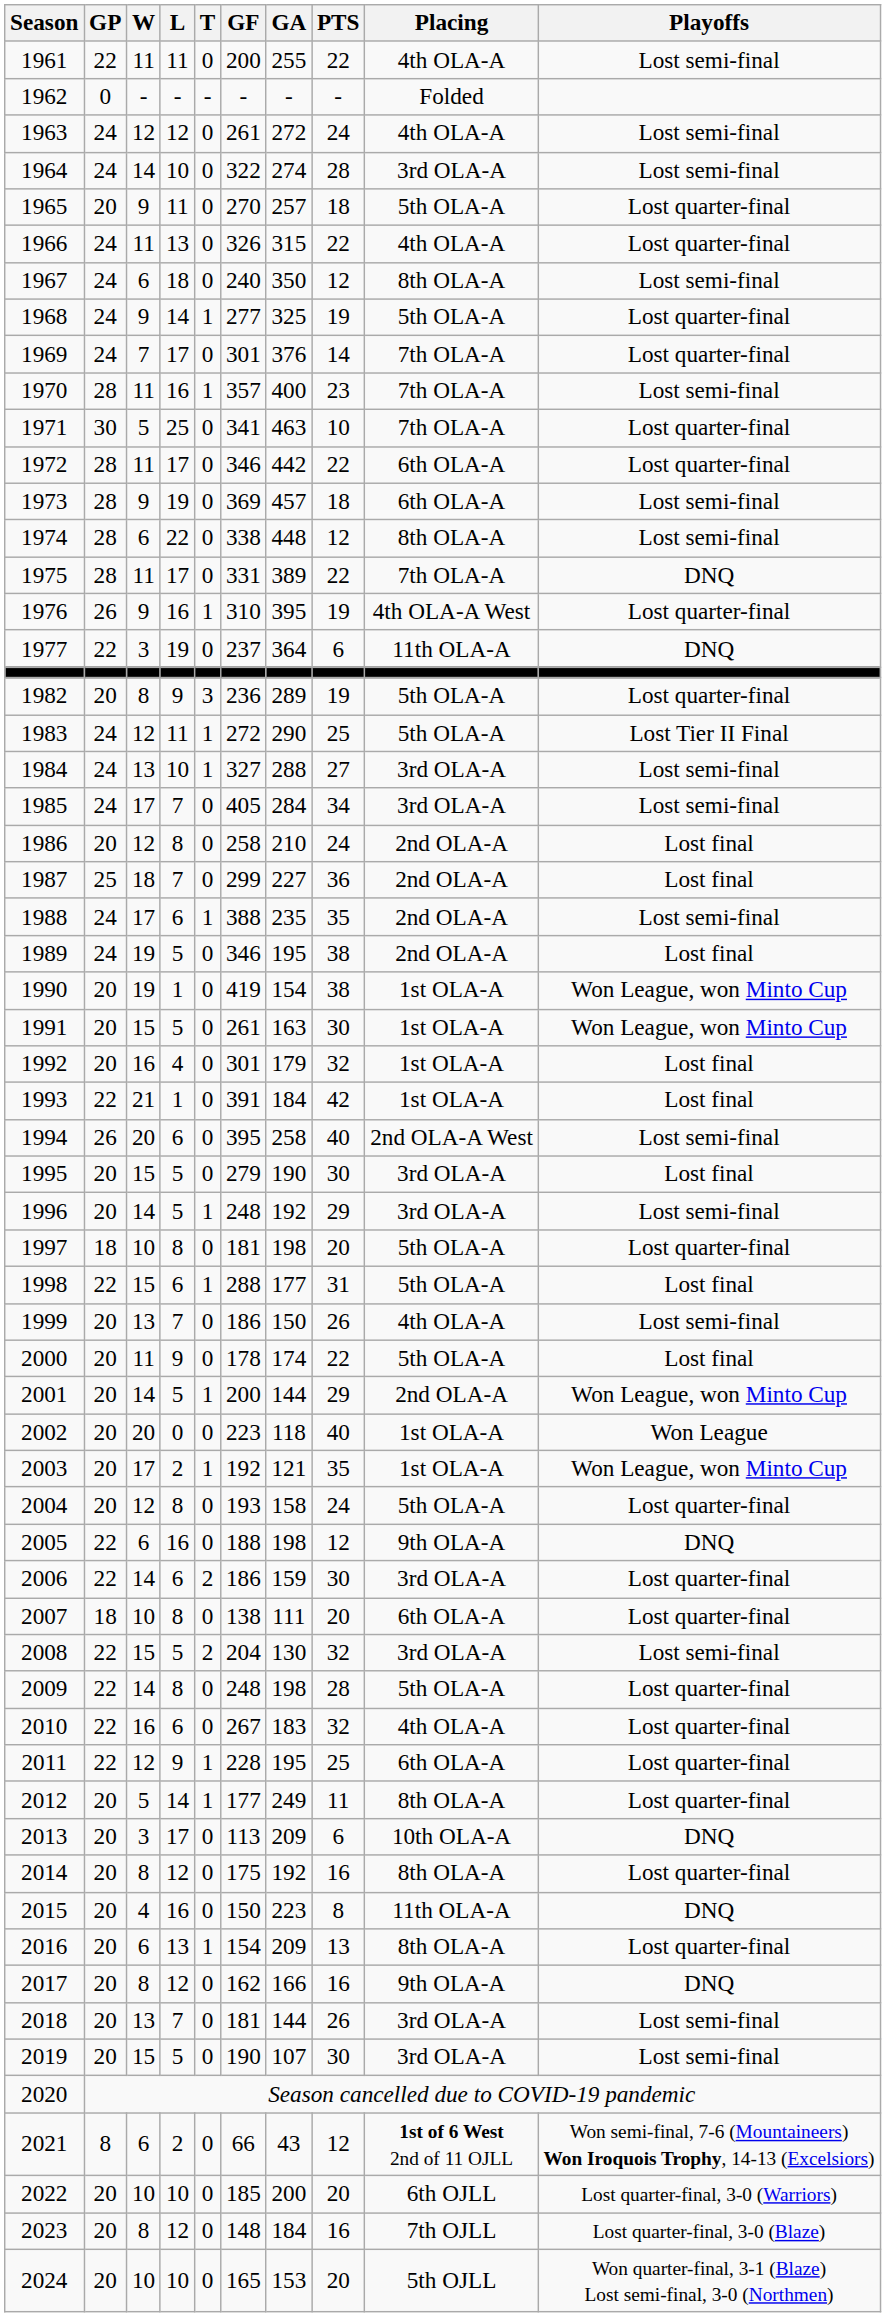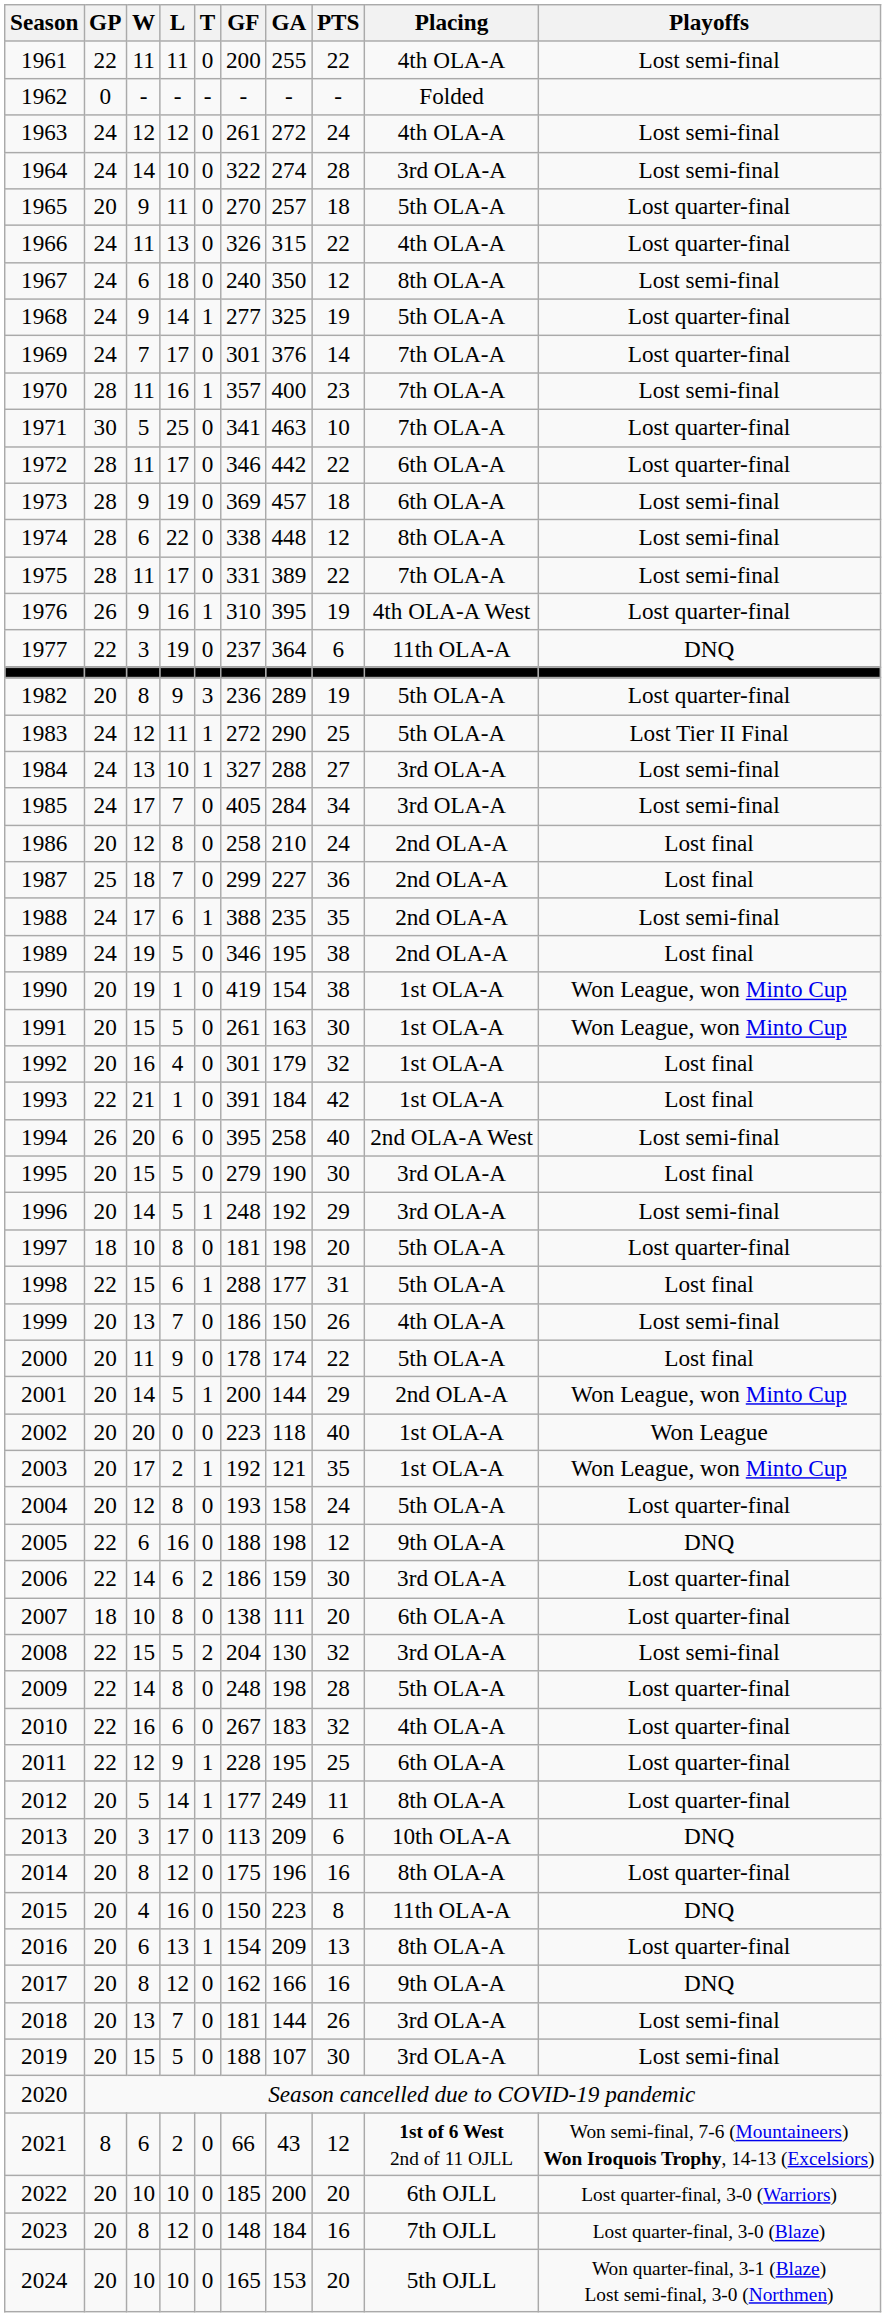(709, 574) DNQ -> (709, 574) Lost semi-final
(289, 1873) 192 -> (289, 1873) 196
(243, 2057) 190 -> (243, 2057) 188
